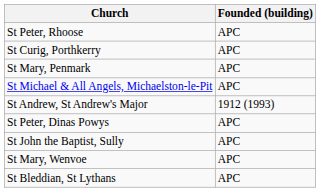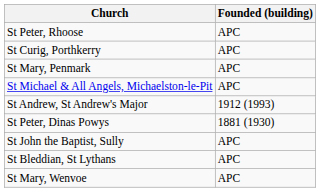(229, 123) APC -> (246, 123) 1881 (1930)
rows swapped: (61, 178) <-> (47, 159)
